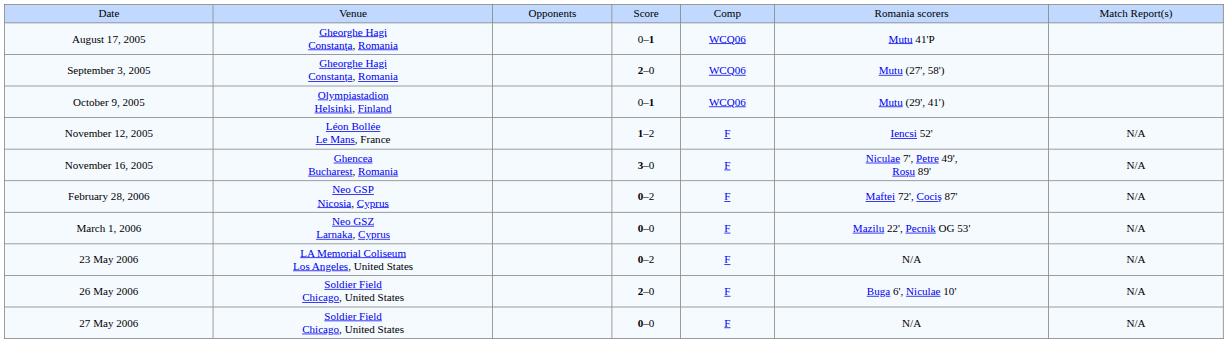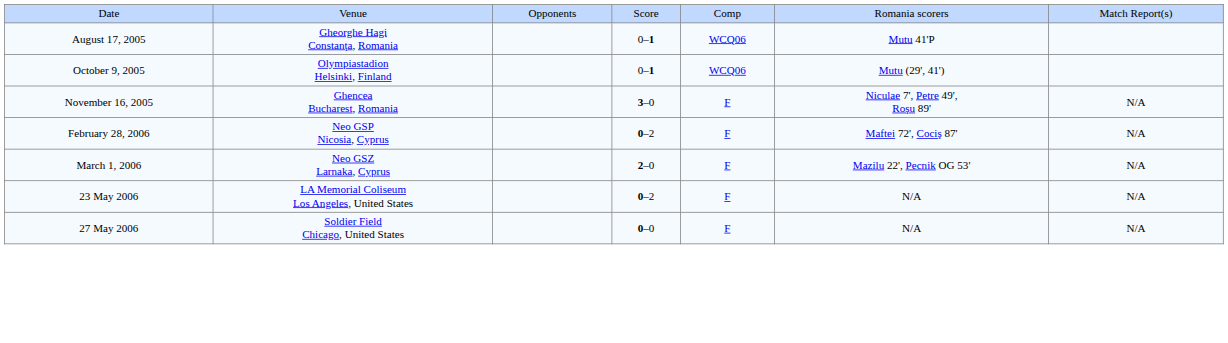- row: (109, 70)
- row: (109, 133)
(646, 228) 0–0 -> (646, 165) 2–0
- row: (109, 291)
